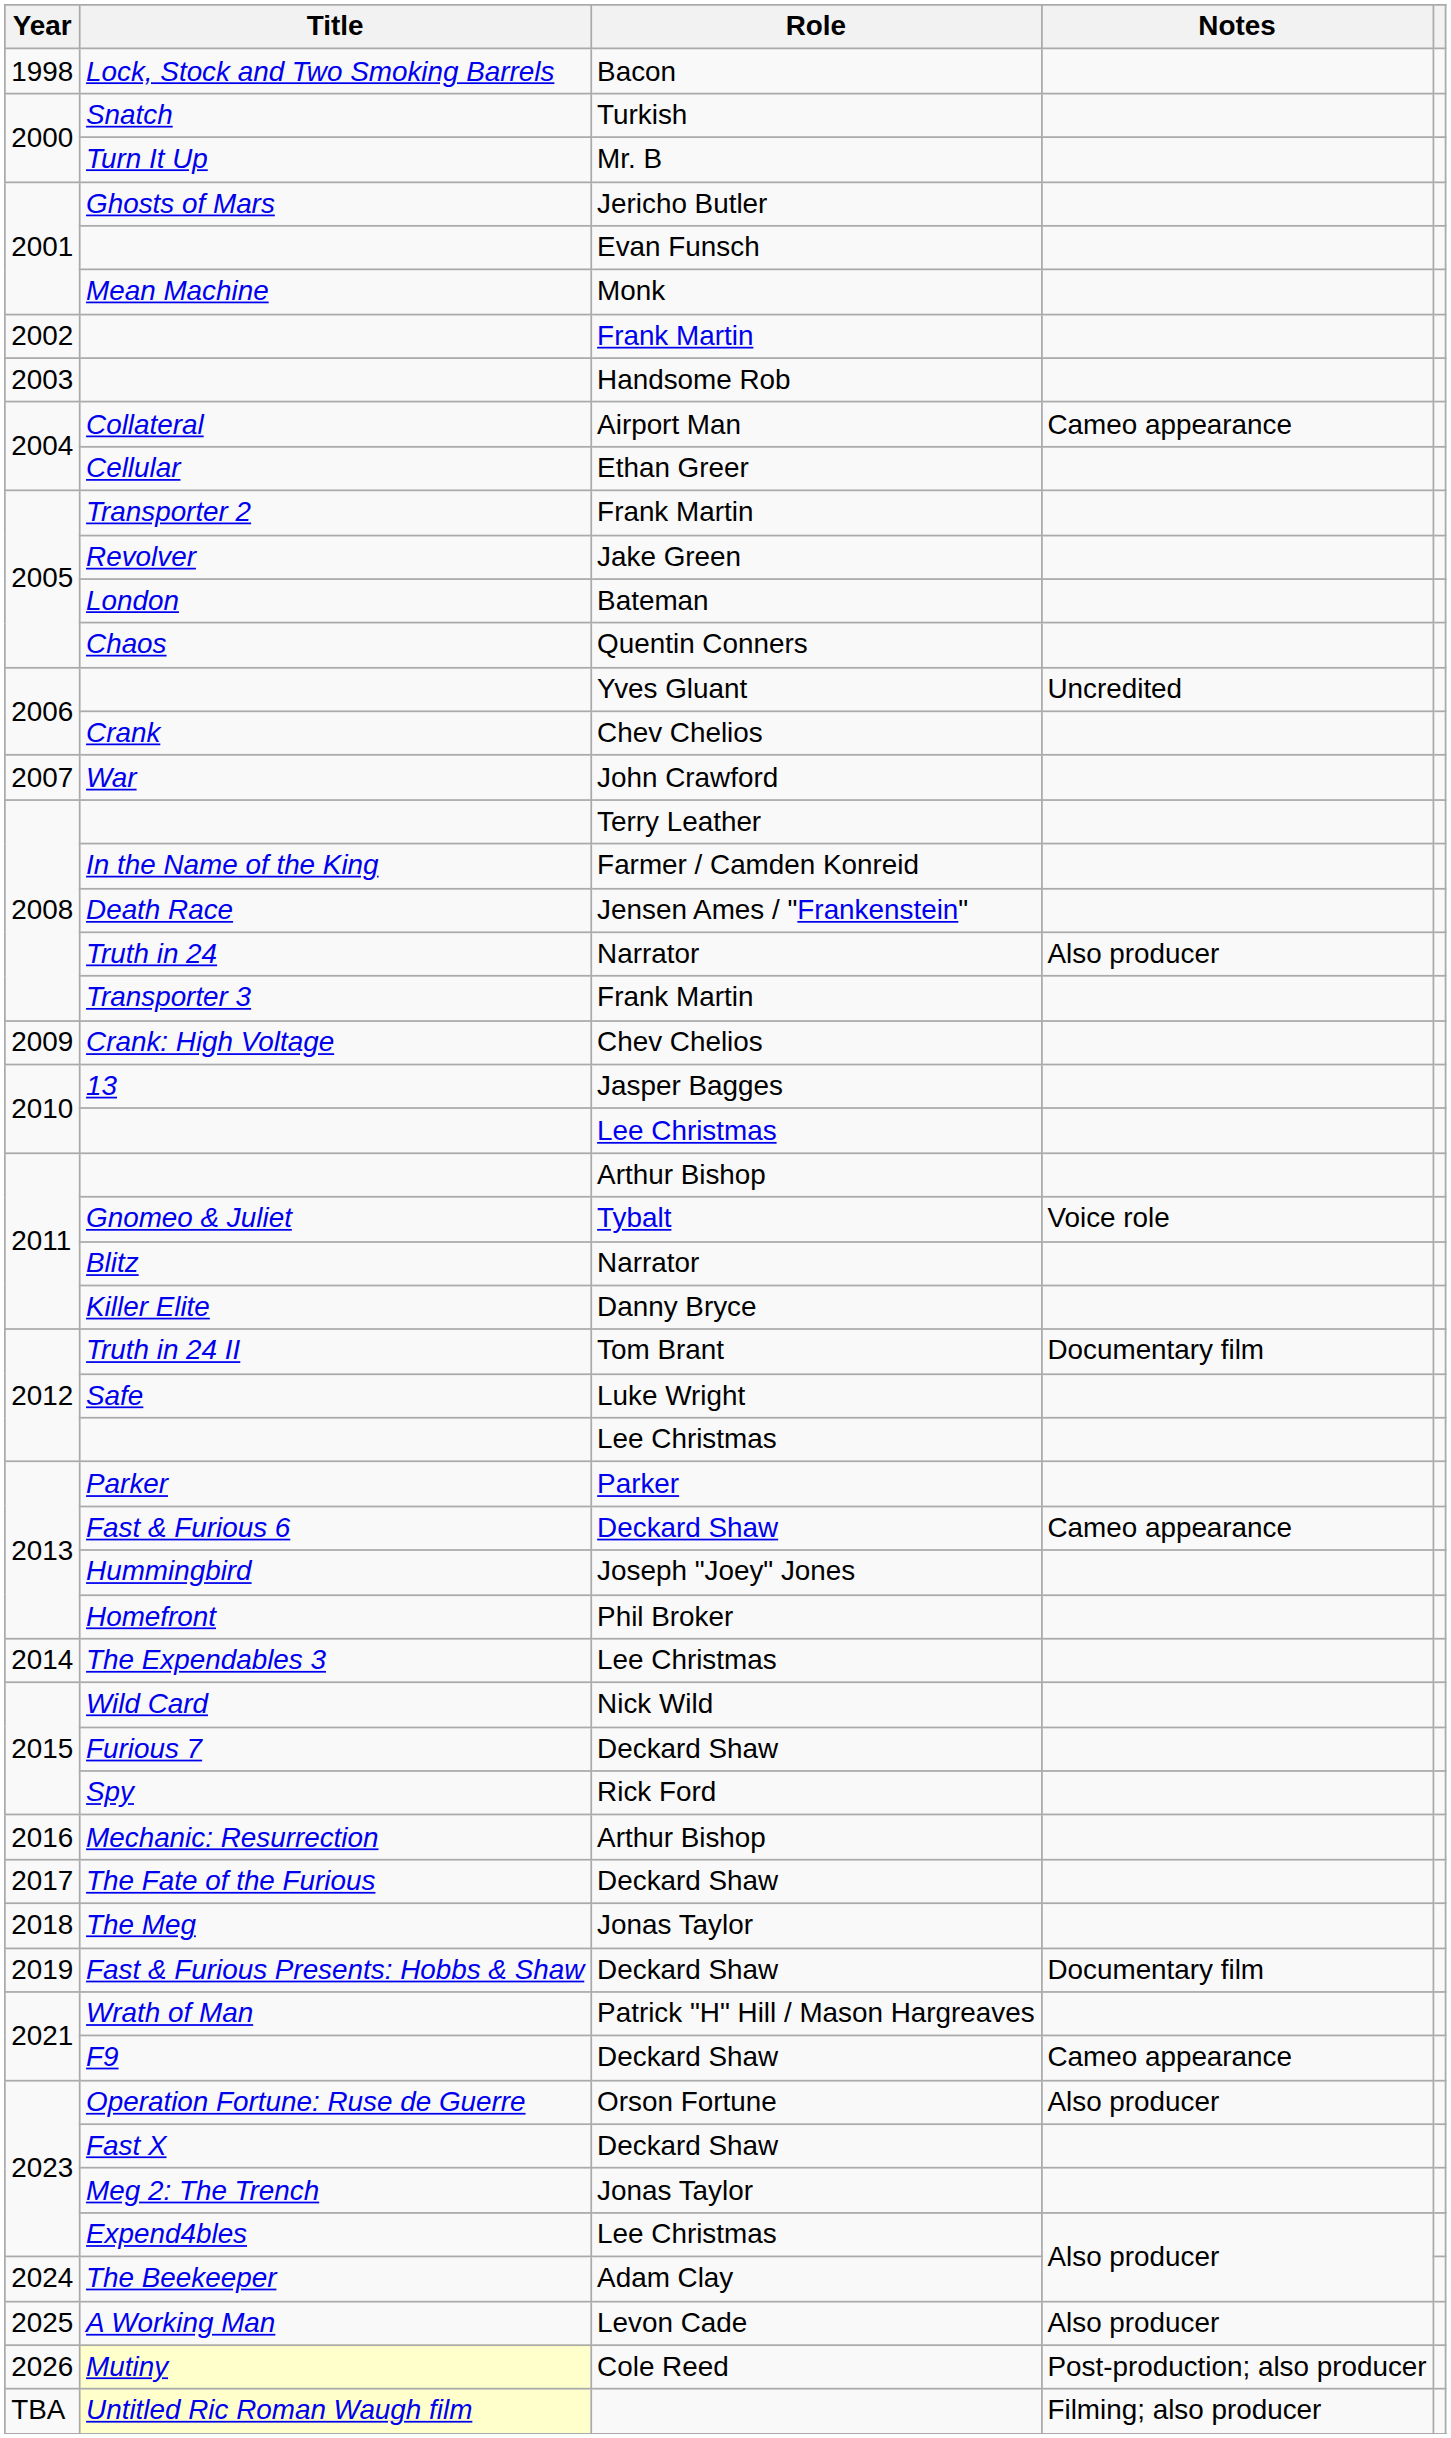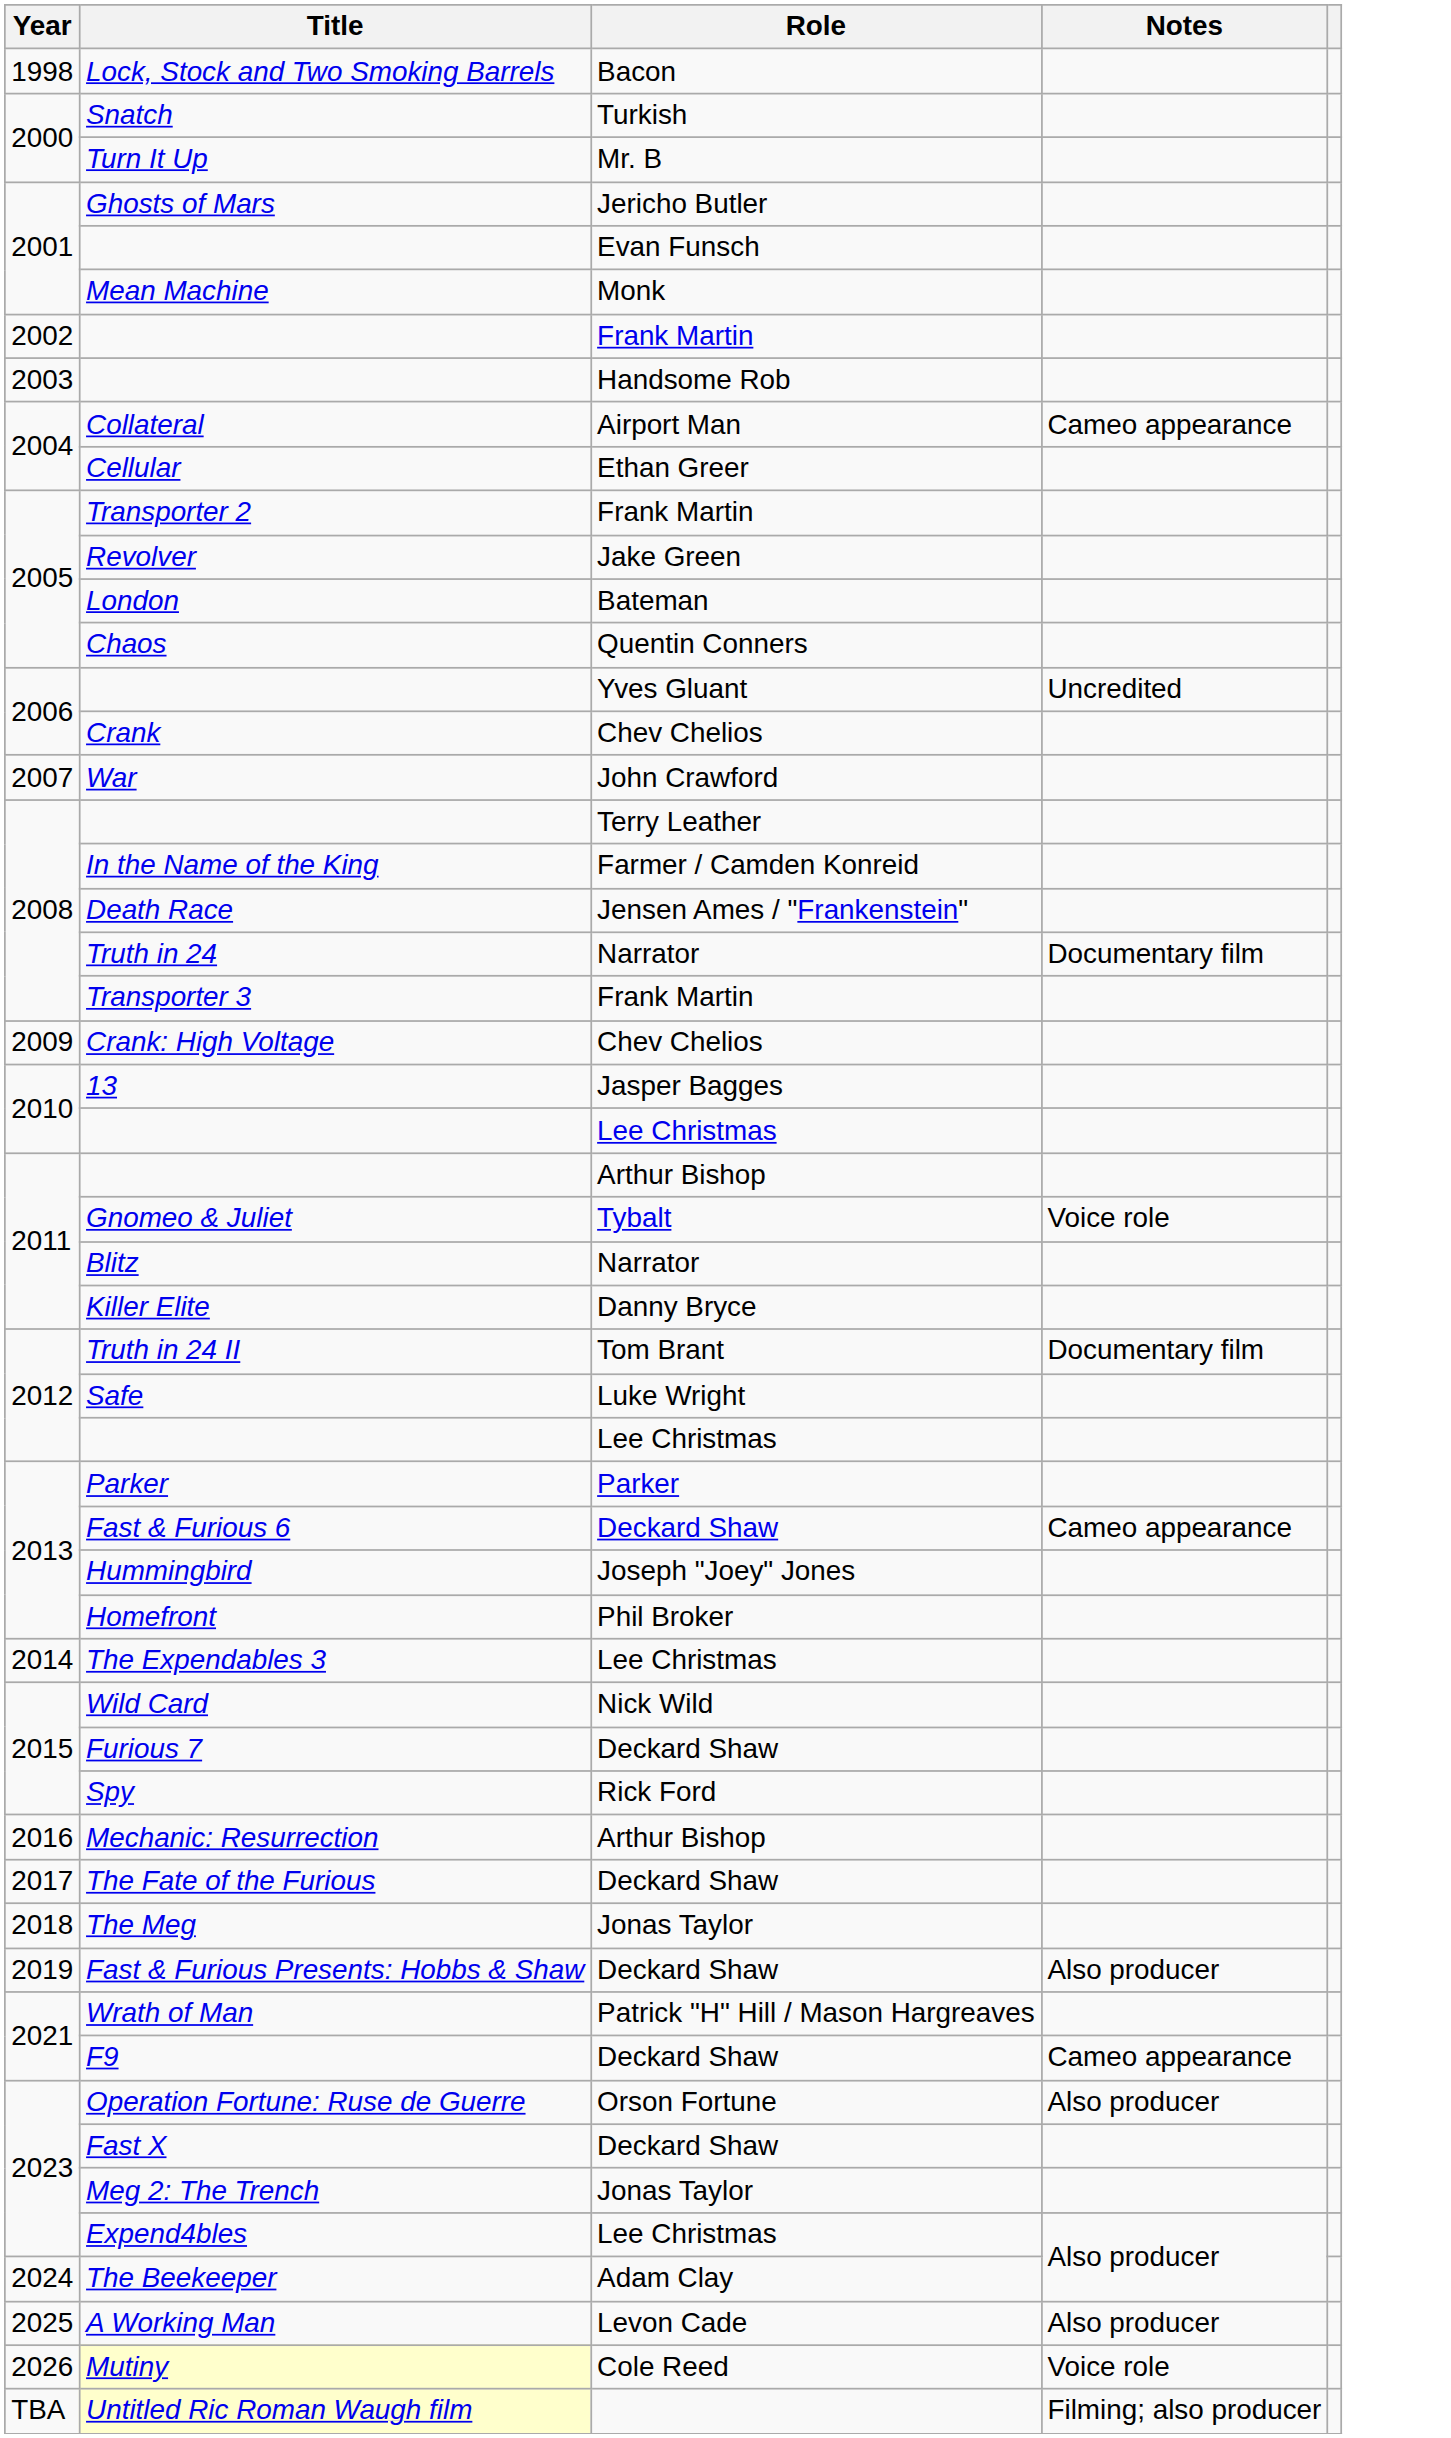(1133, 953) Also producer -> (1156, 953) Documentary film
(1156, 1969) Documentary film -> (1133, 1969) Also producer
(1237, 2366) Post-production; also producer -> (1109, 2366) Voice role
